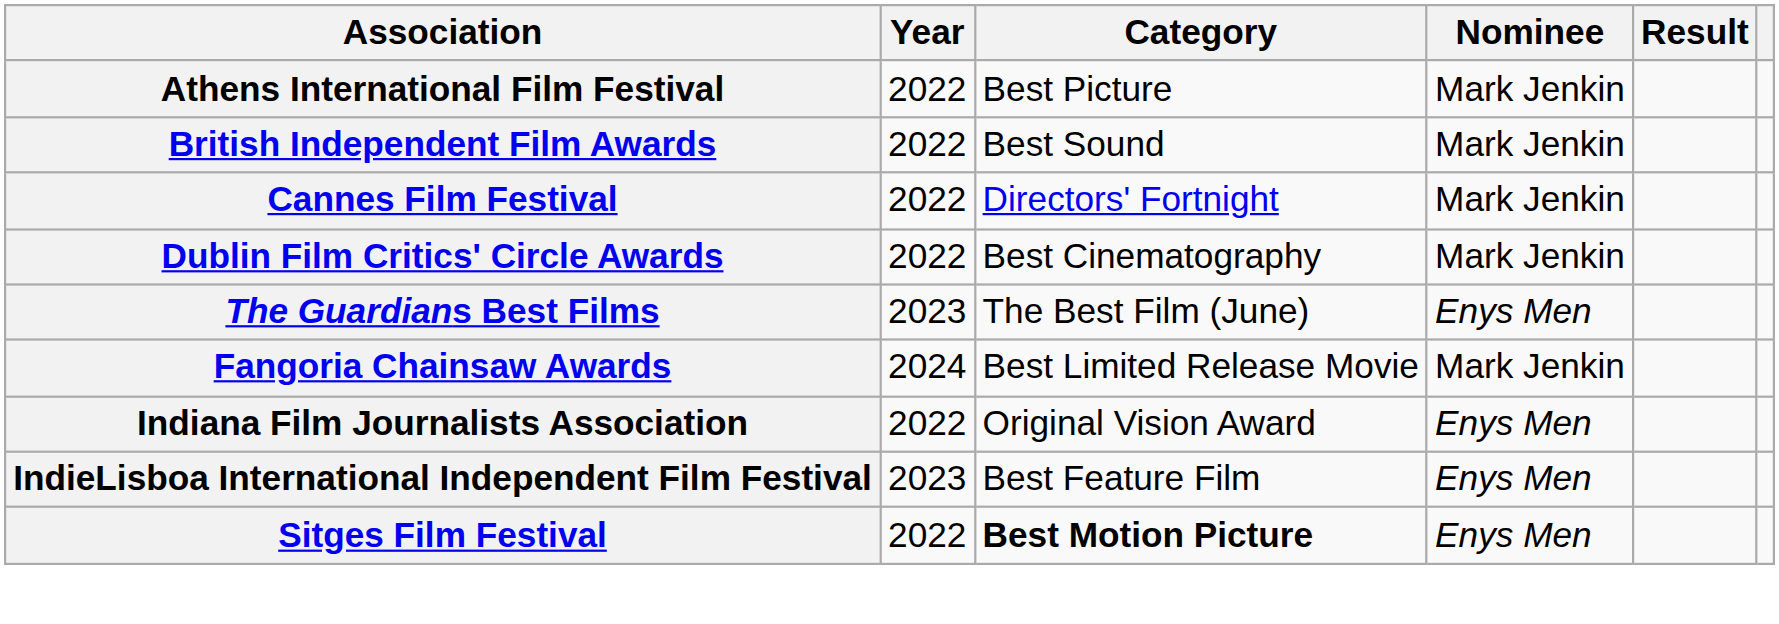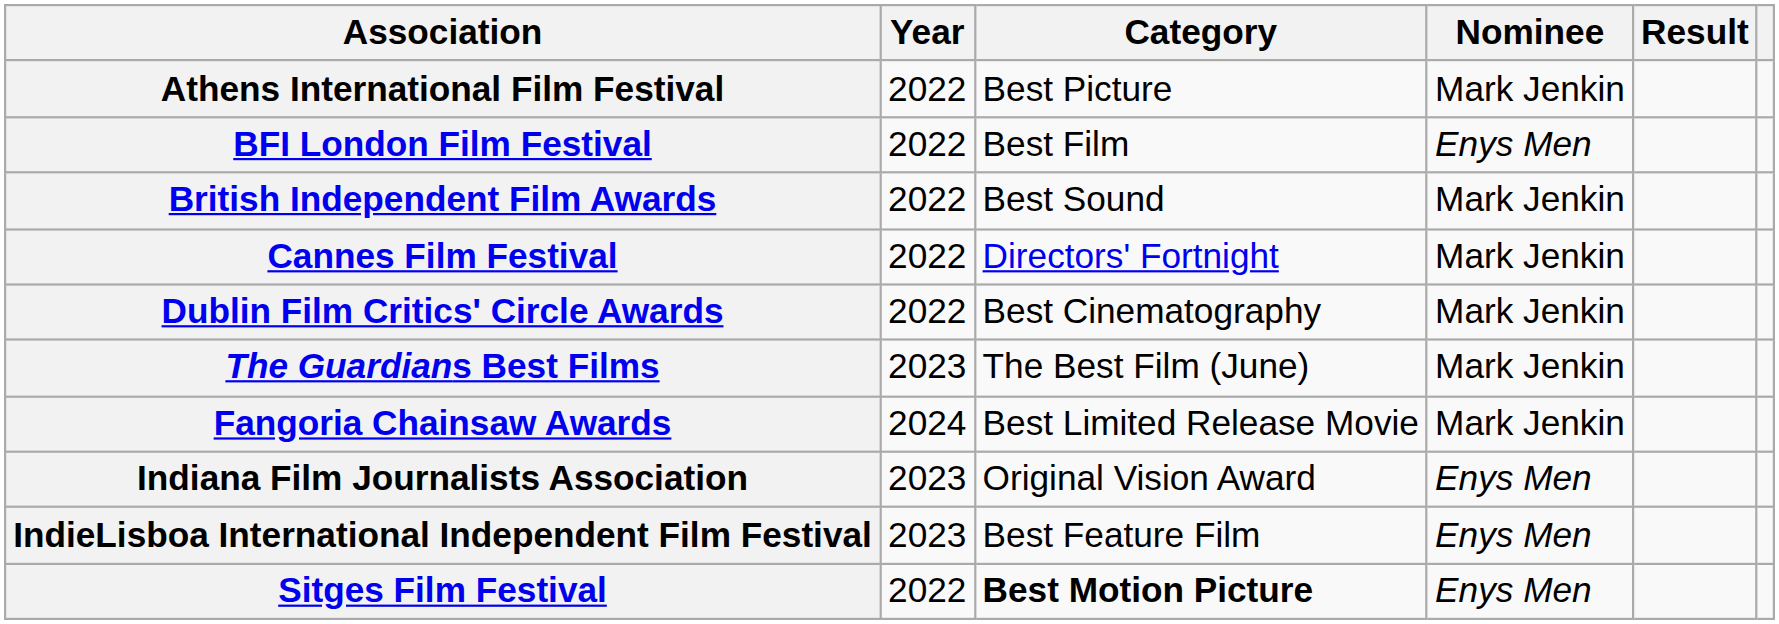+ row: (443, 144)
(1513, 311) Enys Men -> (1530, 367) Mark Jenkin
(927, 423) 2022 -> (927, 479) 2023
